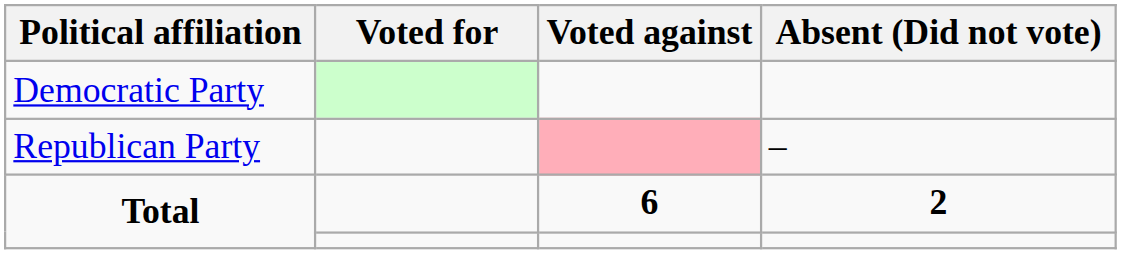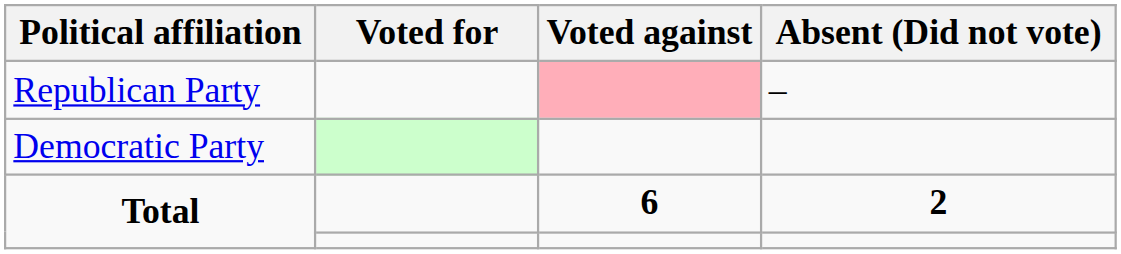rows swapped: (139, 89) <-> (137, 145)
